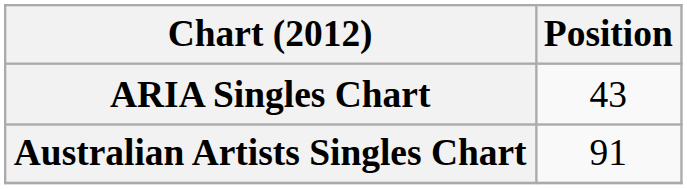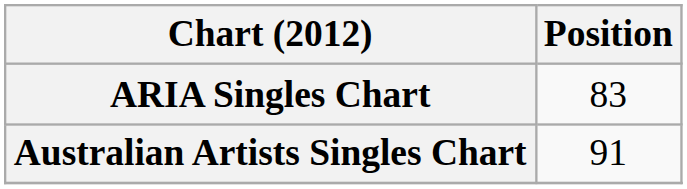(608, 93) 43 -> (608, 93) 83
